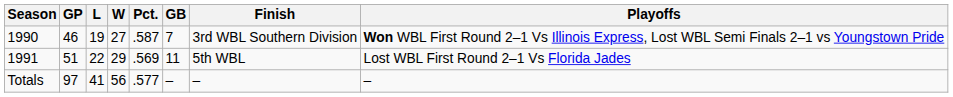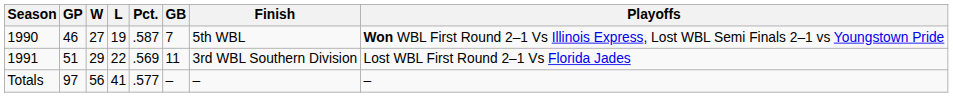columns swapped: (118, 15) <-> (97, 15)
(275, 37) 3rd WBL Southern Division -> (219, 37) 5th WBL
(219, 59) 5th WBL -> (275, 59) 3rd WBL Southern Division
